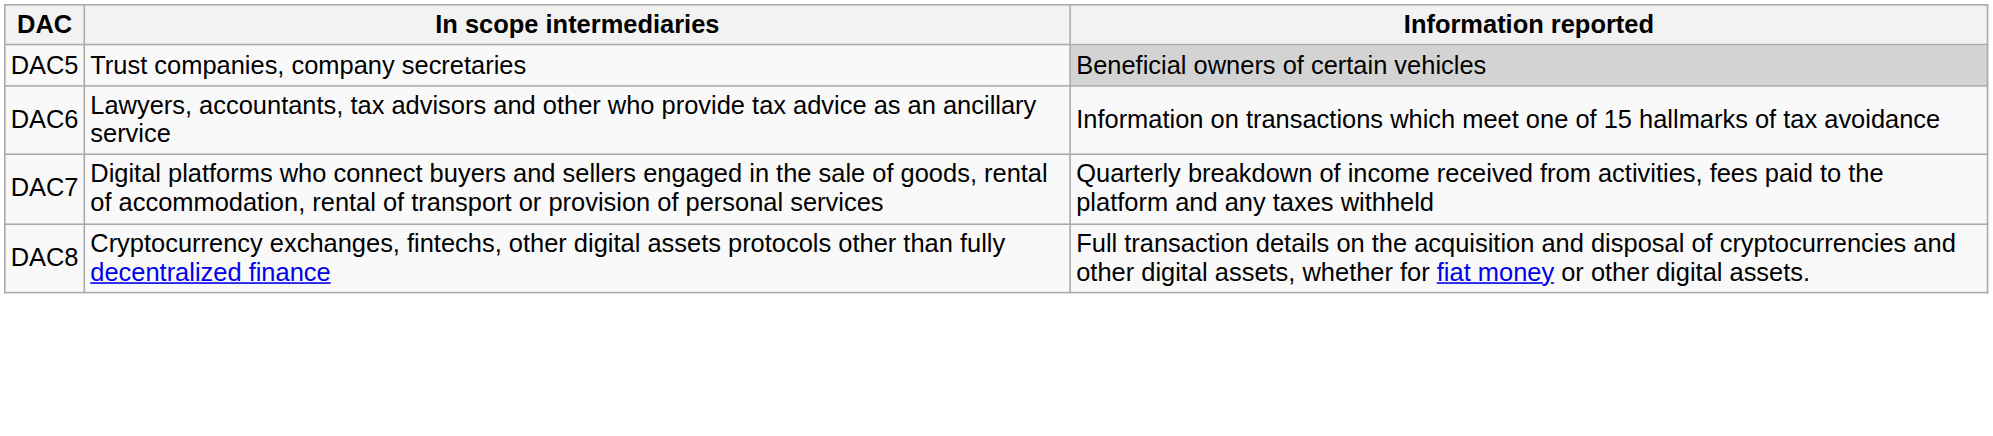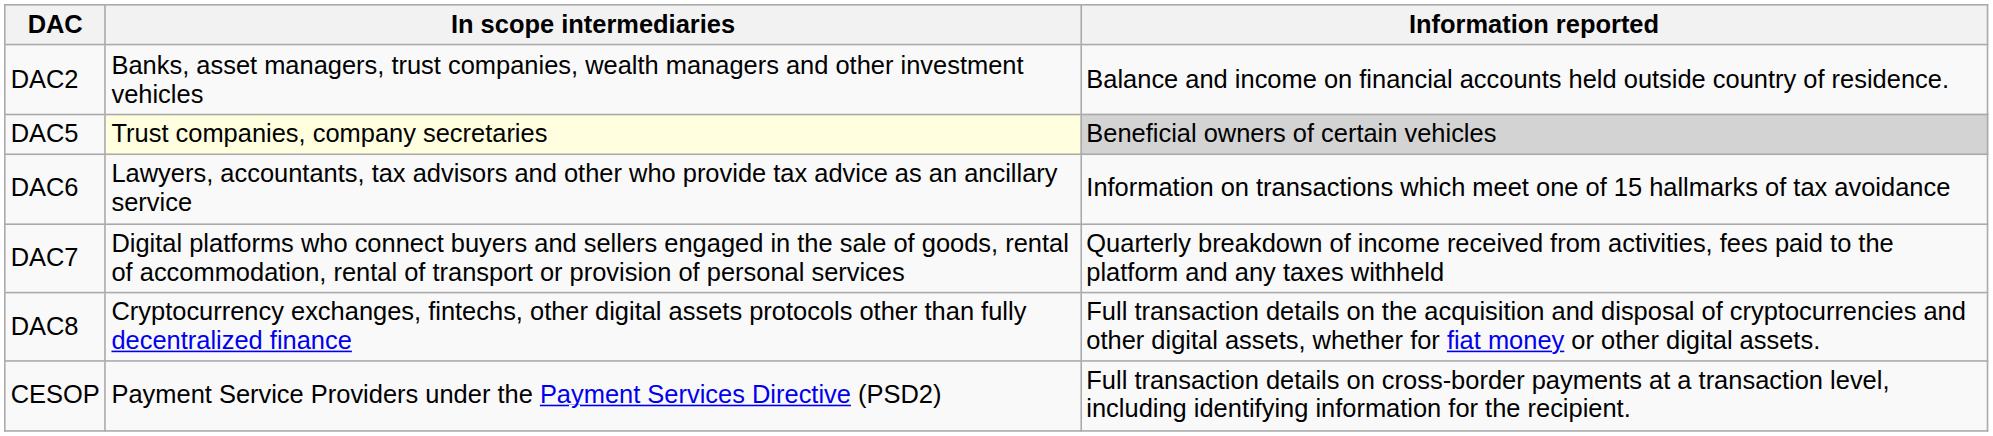+ row: (45, 79)
(308, 65) no background -> (329, 133) lightyellow background
+ row: (55, 395)
